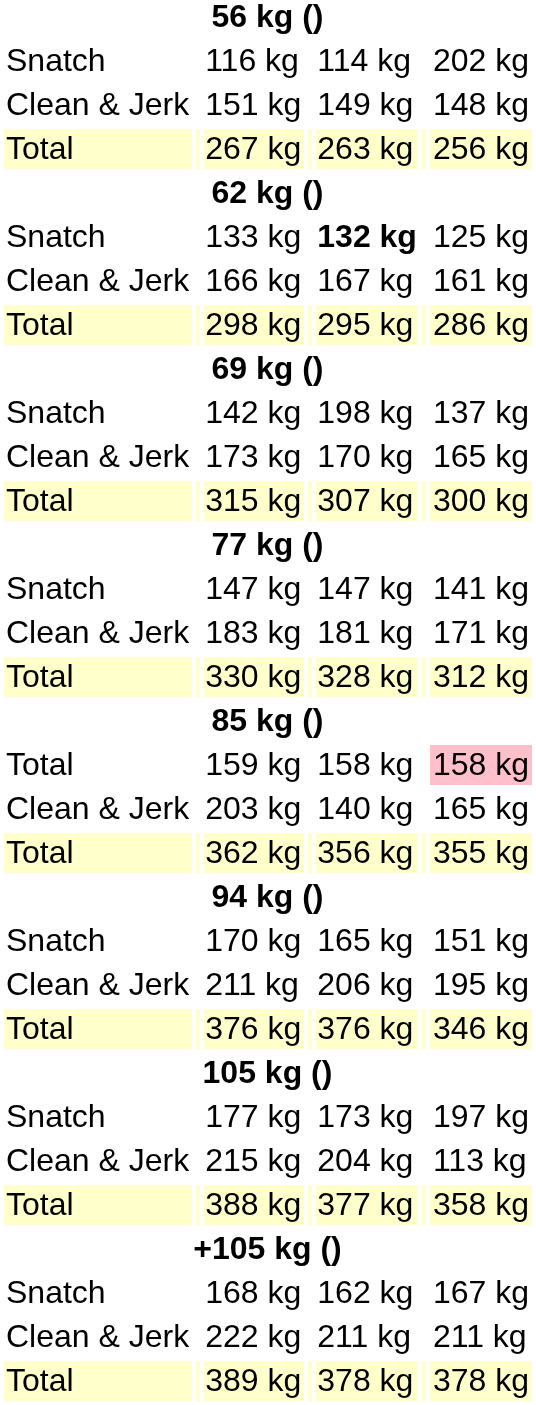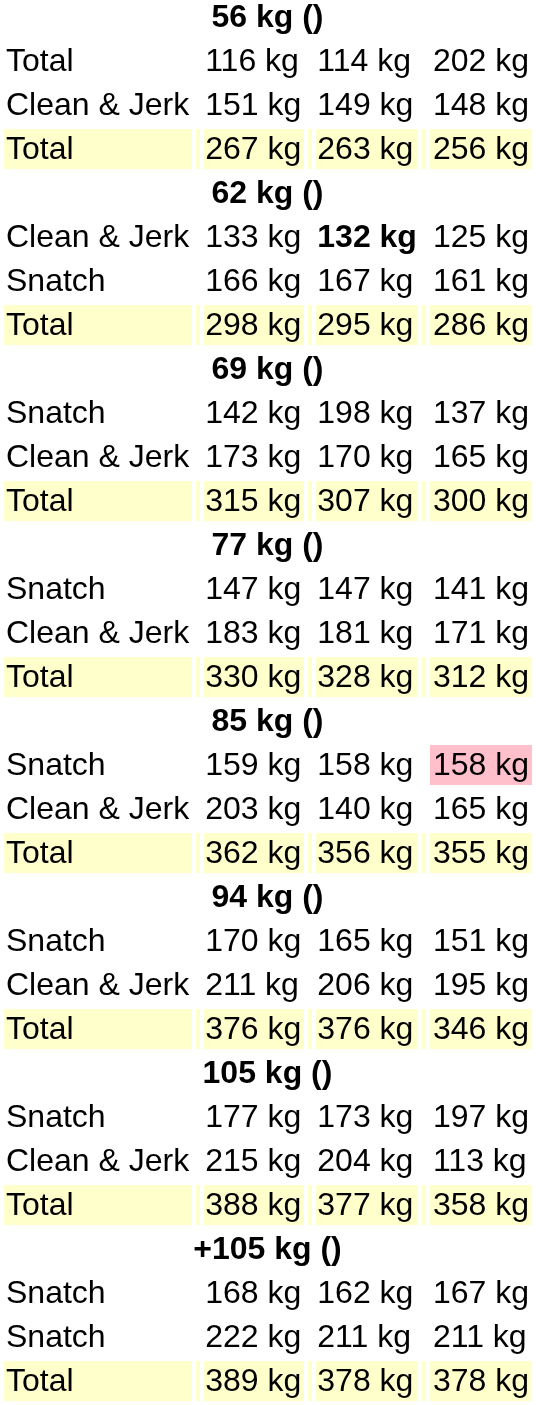(56, 60) Snatch -> (40, 60) Total
(56, 236) Snatch -> (98, 236) Clean & Jerk
(98, 280) Clean & Jerk -> (56, 280) Snatch
(40, 764) Total -> (56, 764) Snatch
(98, 1336) Clean & Jerk -> (56, 1336) Snatch
